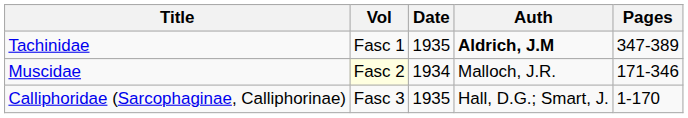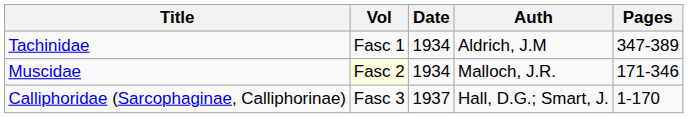(431, 44) 1935 -> (431, 44) 1934
(506, 44) bold -> (502, 44) normal
(431, 98) 1935 -> (431, 98) 1937
